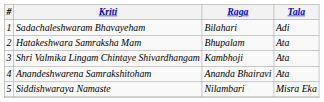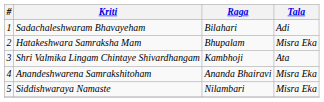(283, 43) Ata -> (296, 43) Misra Eka
(283, 74) Ata -> (296, 74) Misra Eka
